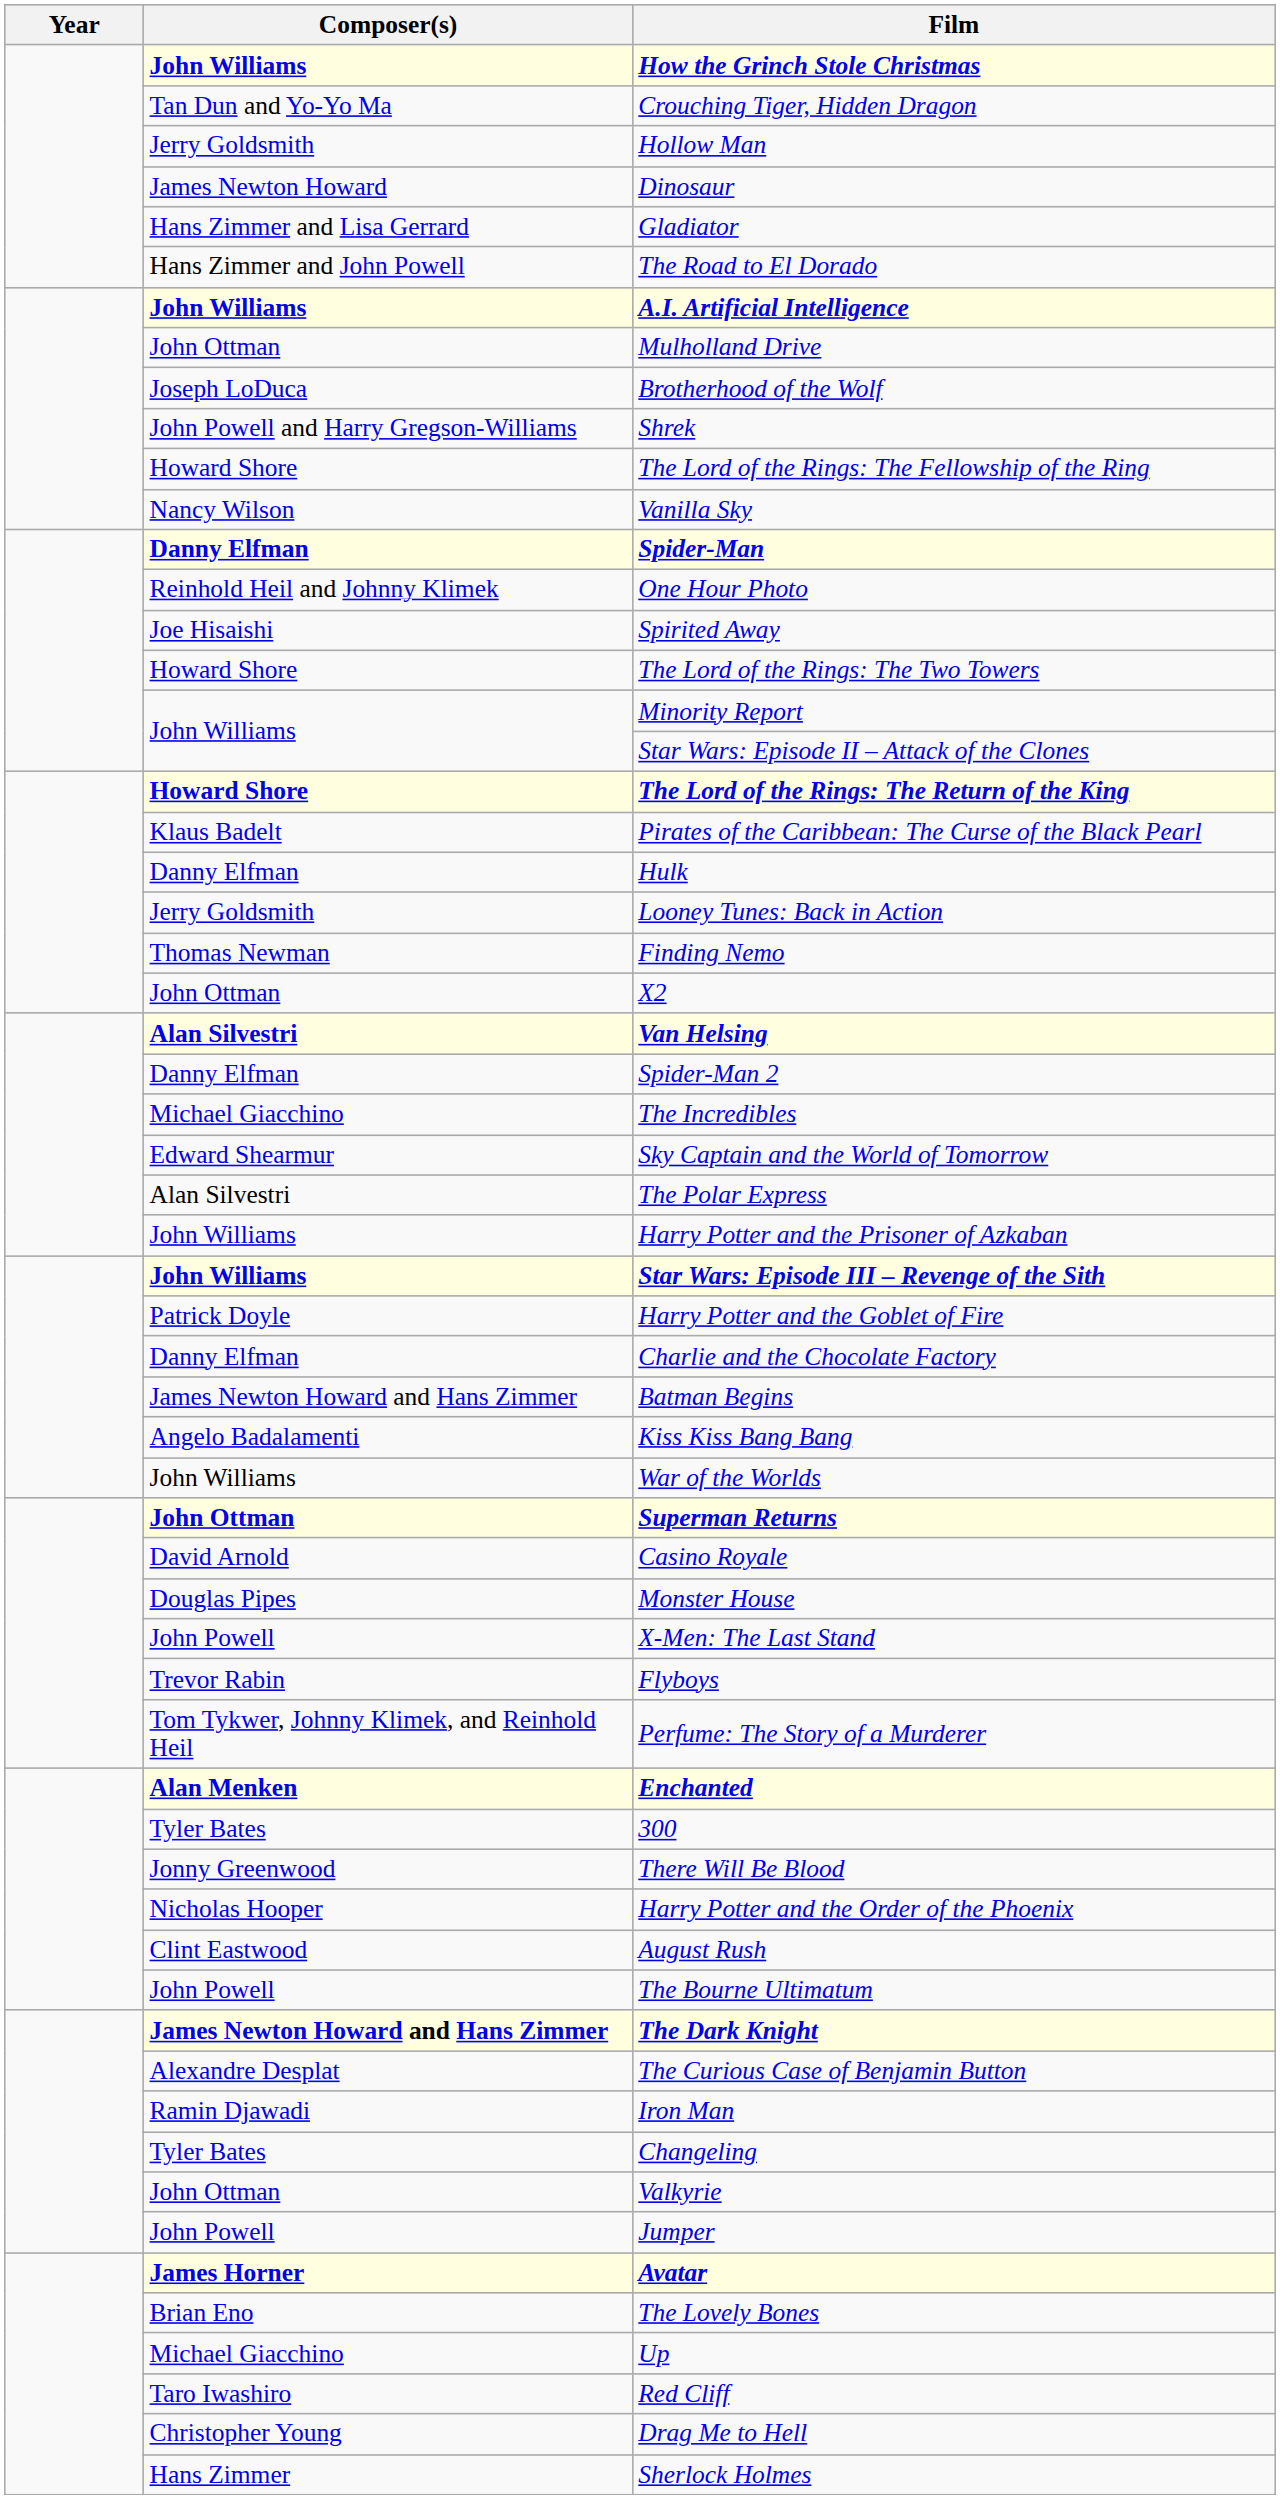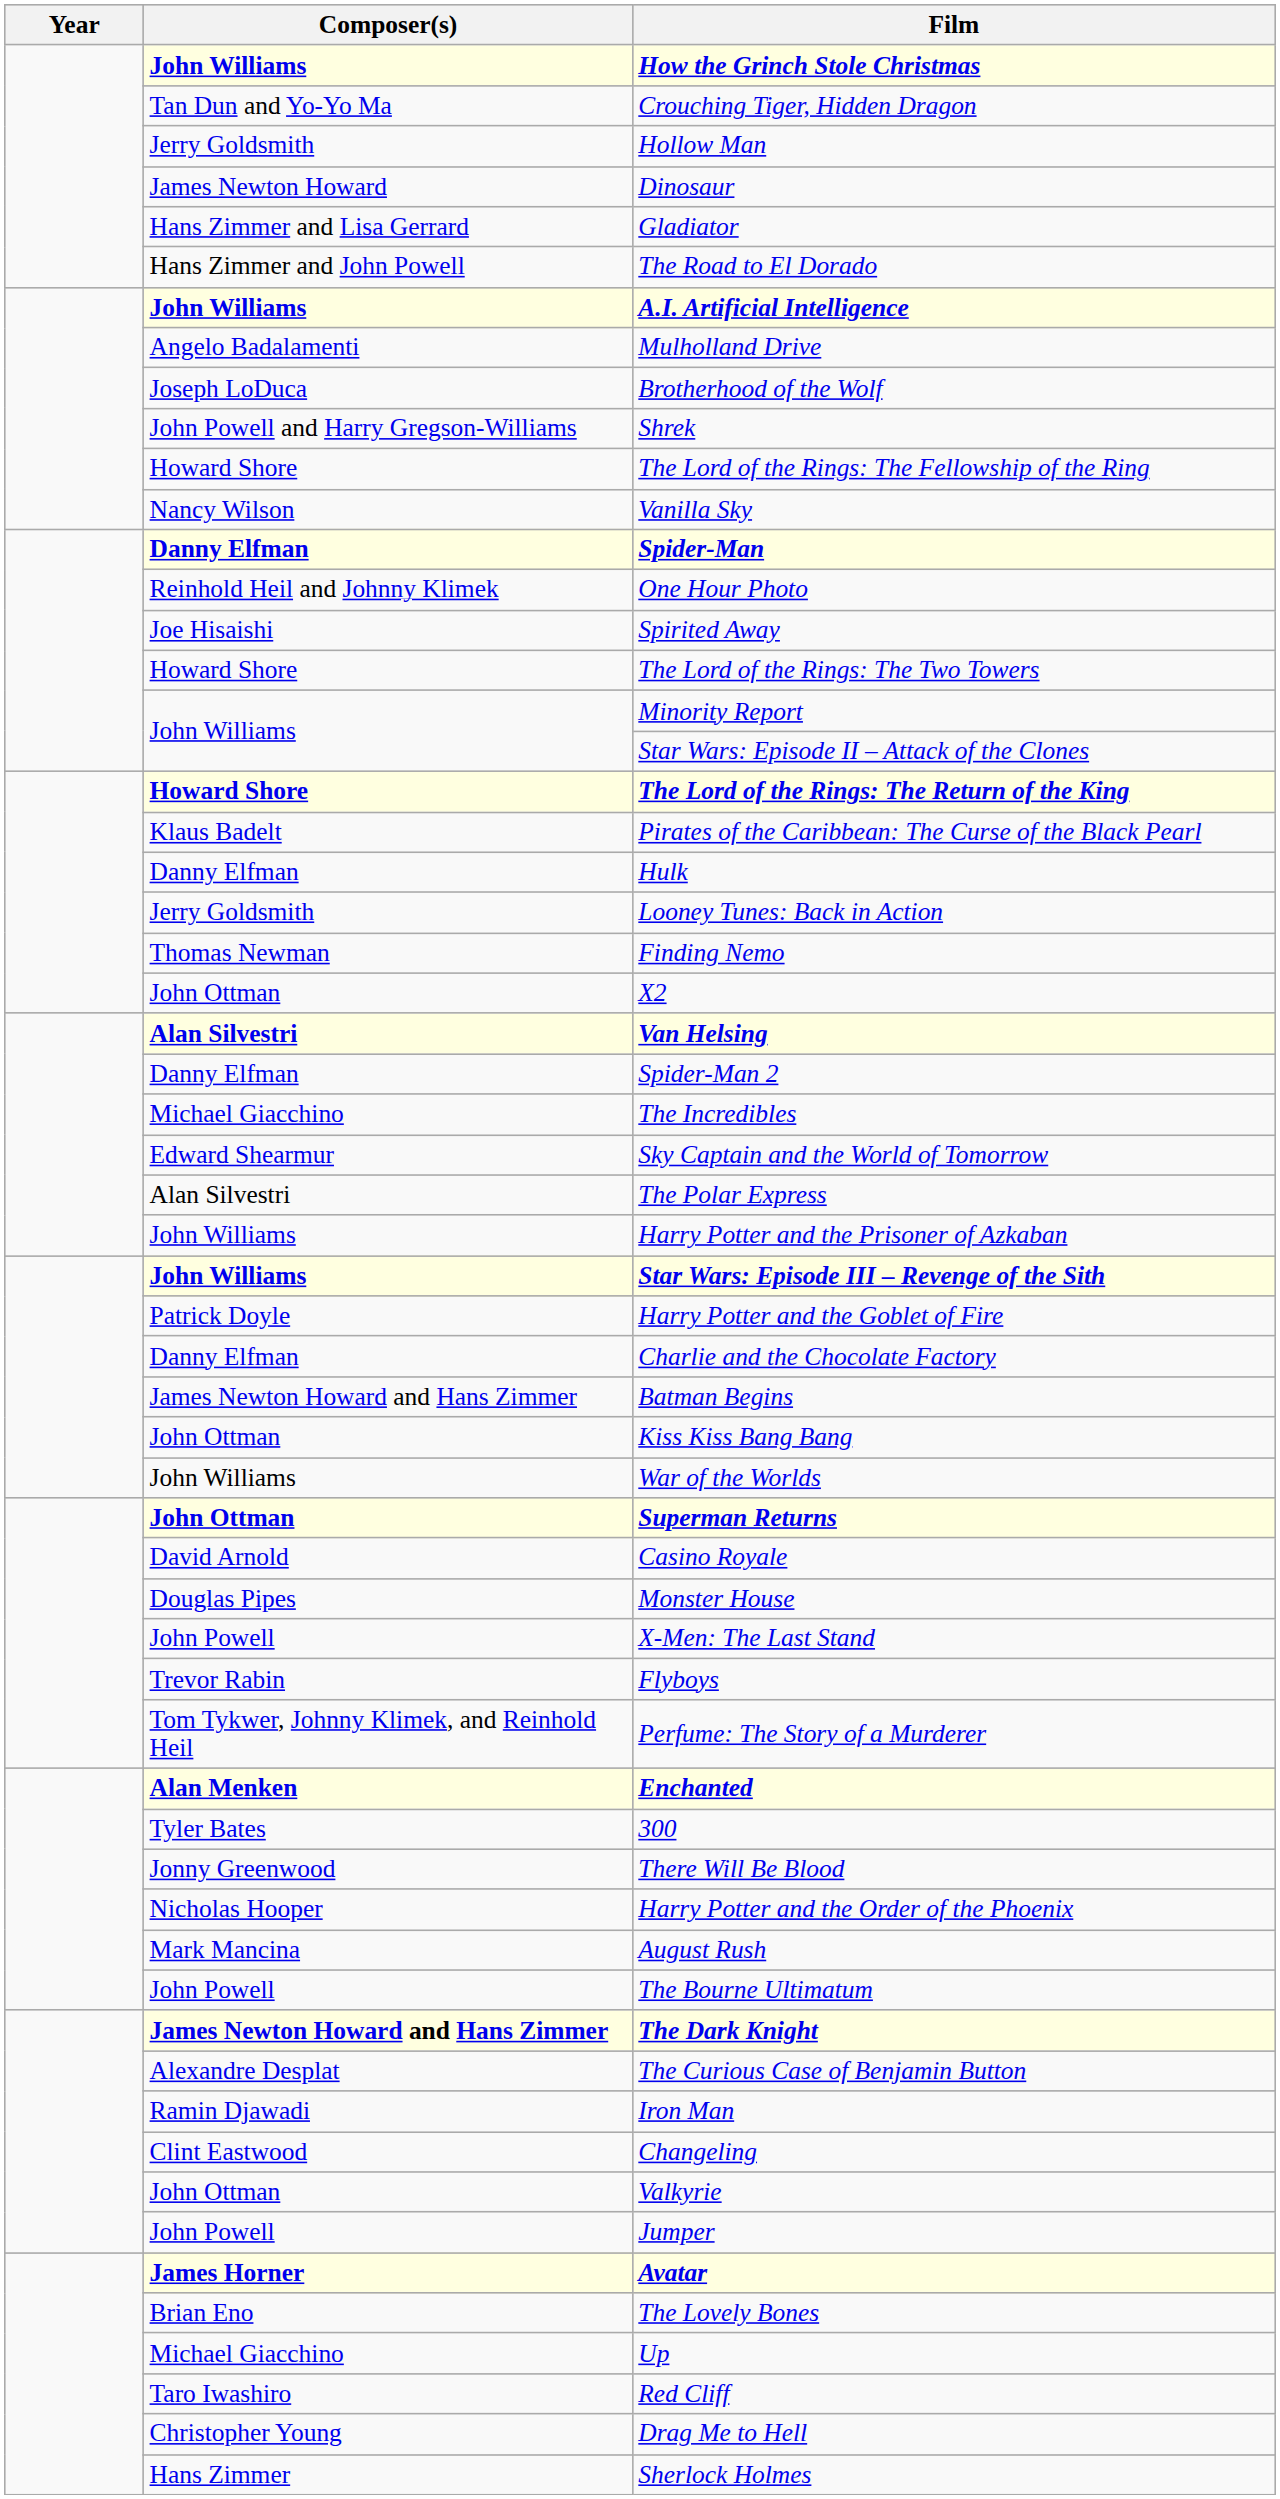(215, 347) John Ottman -> (254, 347) Angelo Badalamenti
(254, 1436) Angelo Badalamenti -> (215, 1436) John Ottman
(228, 1949) Clint Eastwood -> (225, 1949) Mark Mancina
(208, 2151) Tyler Bates -> (228, 2151) Clint Eastwood
